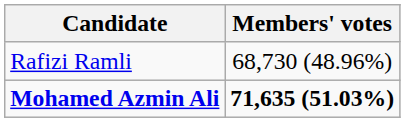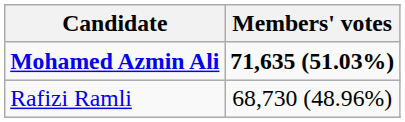rows swapped: (115, 98) <-> (71, 60)
